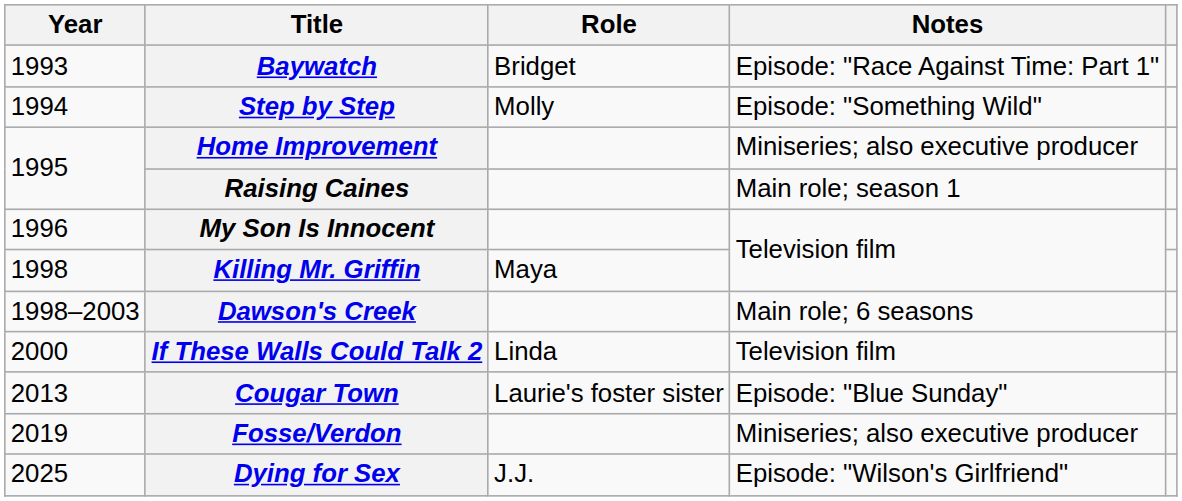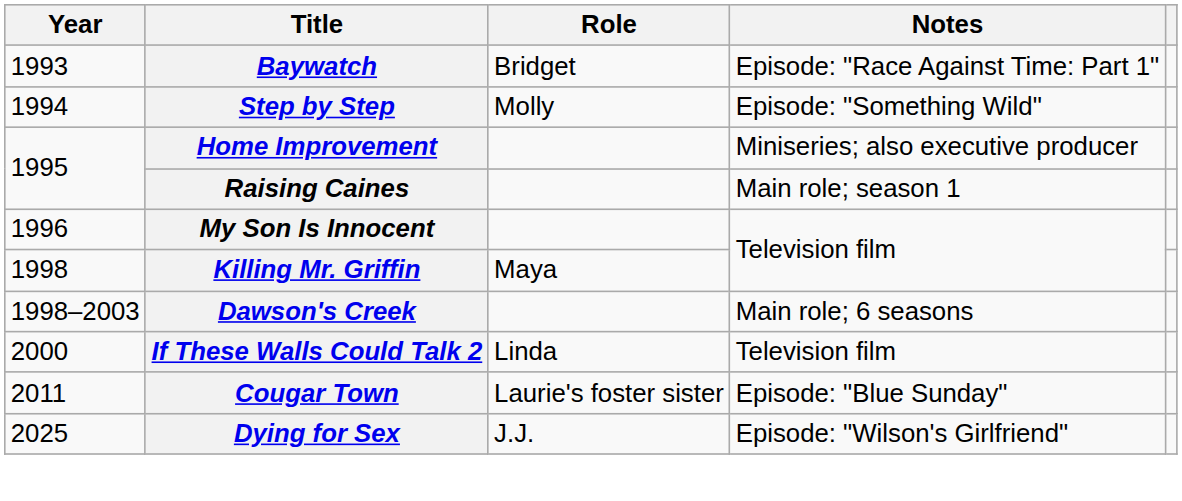(39, 392) 2013 -> (38, 392) 2011
- row: (317, 433)
